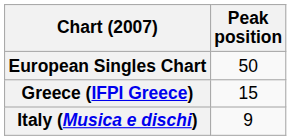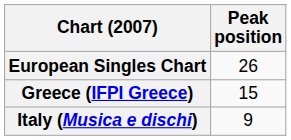(248, 65) 50 -> (248, 65) 26
